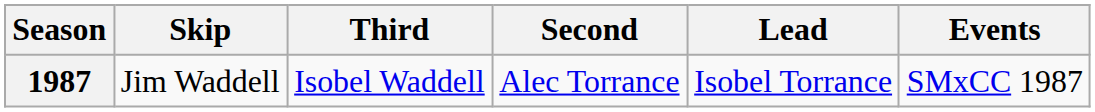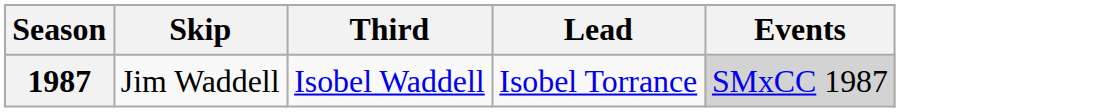- column: (589, 29)
(995, 80) no background -> (800, 80) lightgrey background
